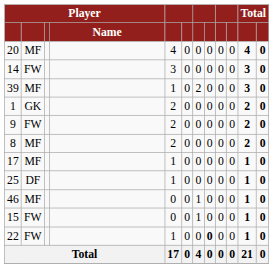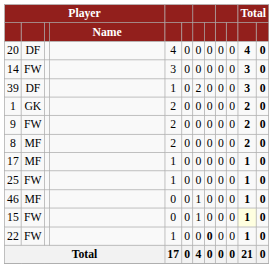(33, 50) MF -> (33, 50) DF
(33, 87) MF -> (33, 87) DF
(33, 180) DF -> (33, 180) FW
(247, 217) no background -> (247, 217) lightyellow background
